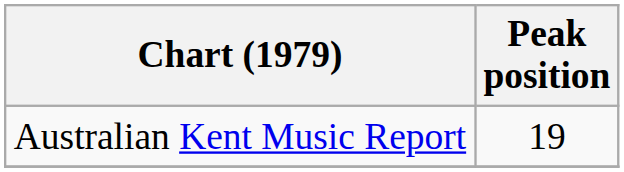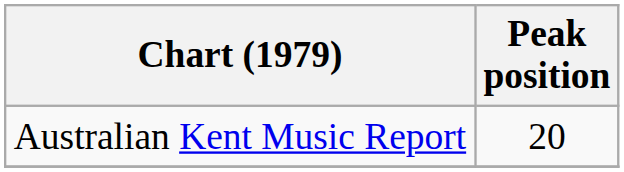(547, 135) 19 -> (547, 135) 20
